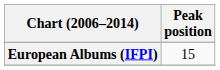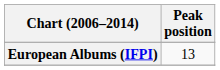(188, 53) 15 -> (188, 53) 13
